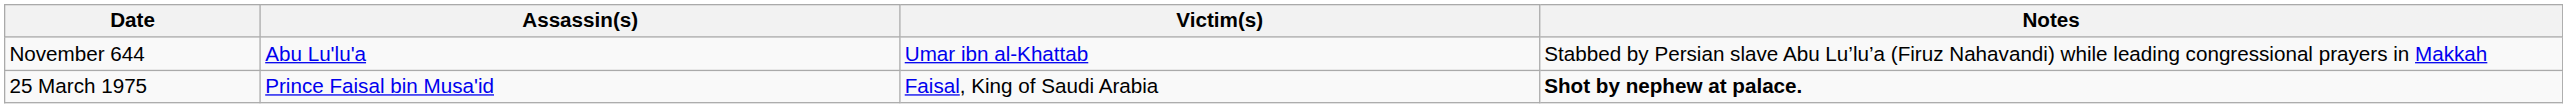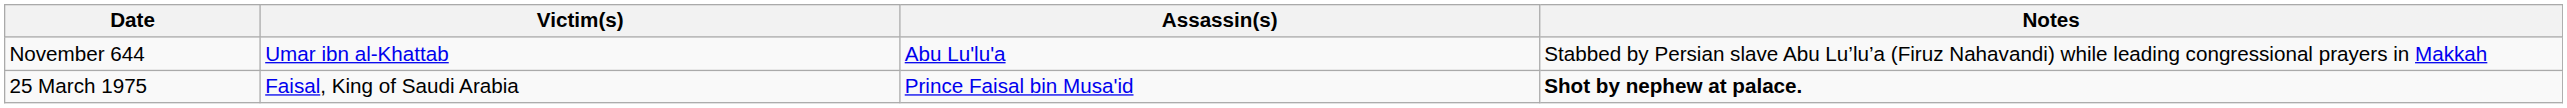columns swapped: (1220, 20) <-> (580, 20)
